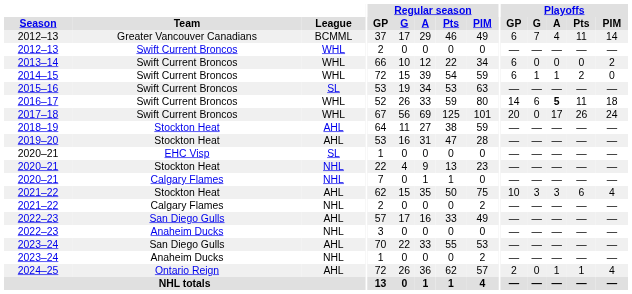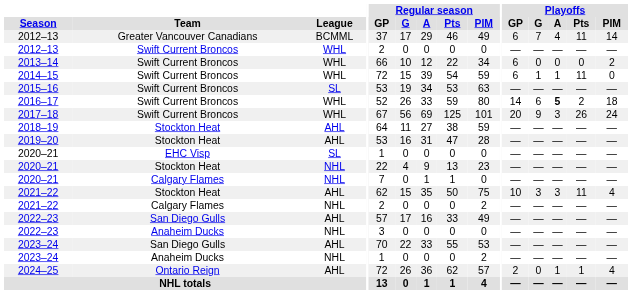(581, 75) 2 -> (581, 75) 11
(581, 101) 11 -> (581, 101) 2
(537, 114) 0 -> (538, 114) 9
(557, 114) 17 -> (557, 114) 3
(581, 192) 6 -> (581, 192) 11
